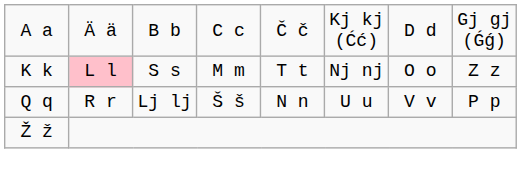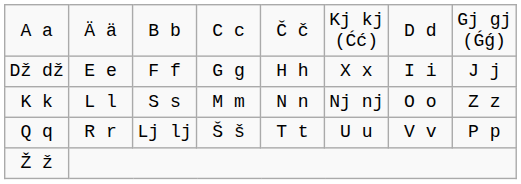+ row: (37, 71)
(101, 71) pink background -> (101, 102) no background
(292, 71) T t -> (292, 102) N n
(292, 102) N n -> (292, 133) T t
